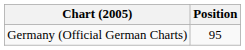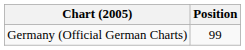(215, 34) 95 -> (215, 34) 99
